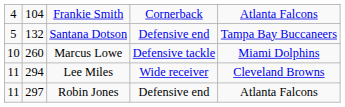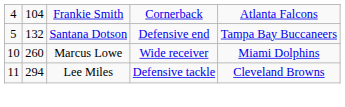(174, 53) Defensive tackle -> (174, 53) Wide receiver
(174, 72) Wide receiver -> (174, 72) Defensive tackle
- row: (88, 92)
